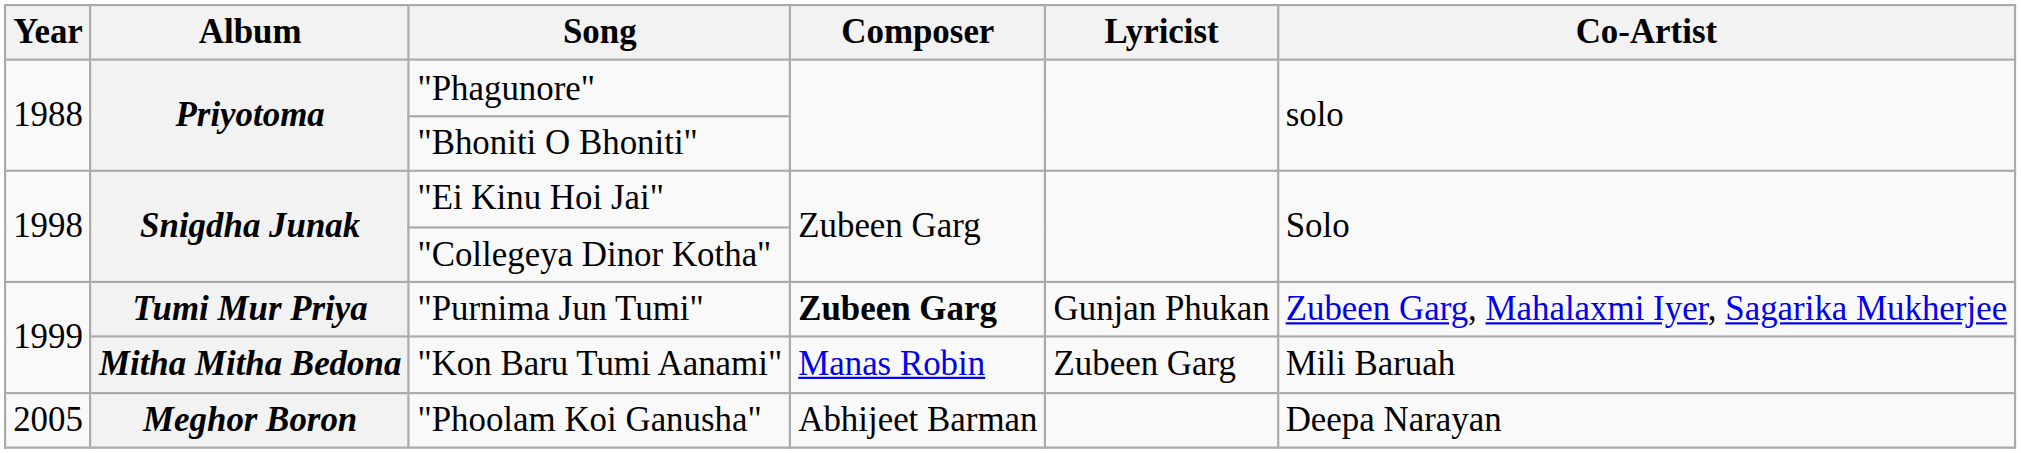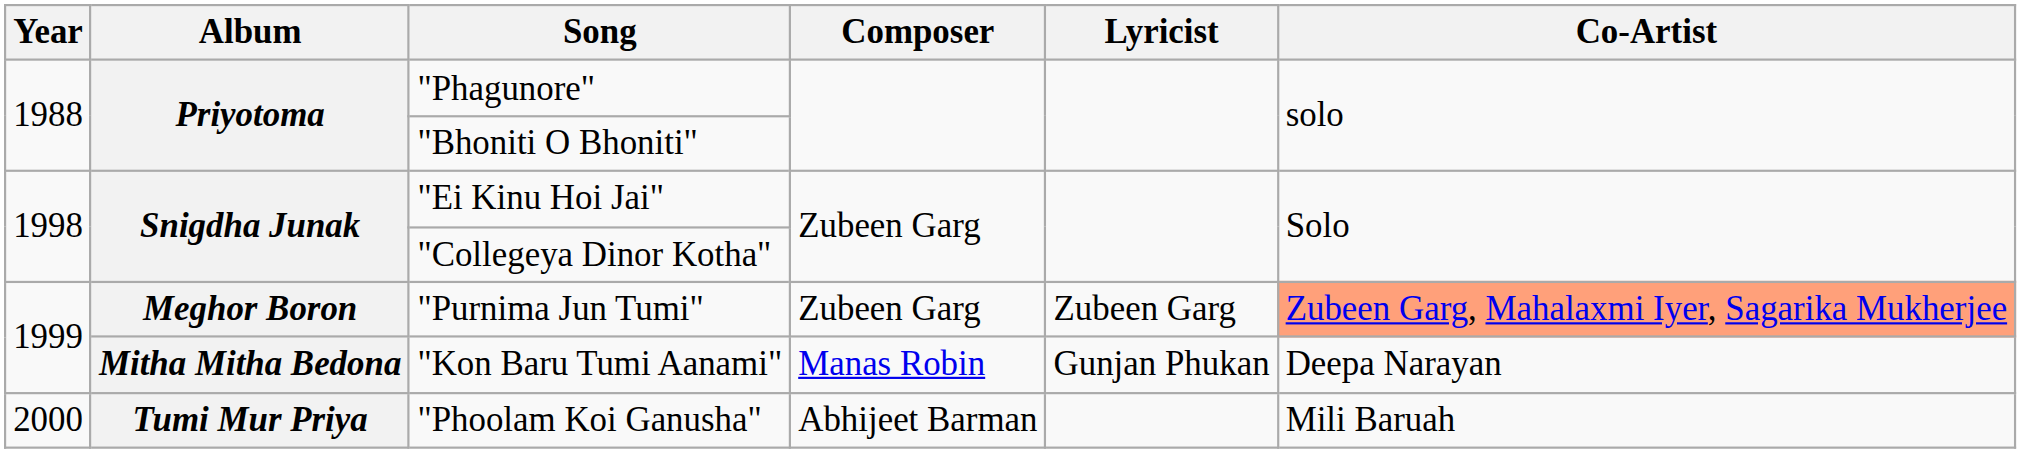(250, 308) Tumi Mur Priya -> (250, 308) Meghor Boron
(898, 308) bold -> (889, 308) normal
(1162, 308) Gunjan Phukan -> (1145, 308) Zubeen Garg
(1646, 308) no background -> (1646, 308) lightsalmon background
(1145, 364) Zubeen Garg -> (1162, 364) Gunjan Phukan
(1370, 364) Mili Baruah -> (1394, 364) Deepa Narayan
(48, 419) 2005 -> (48, 419) 2000
(250, 419) Meghor Boron -> (250, 419) Tumi Mur Priya
(1394, 419) Deepa Narayan -> (1370, 419) Mili Baruah
